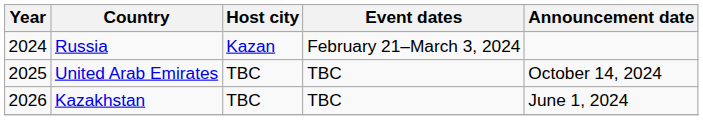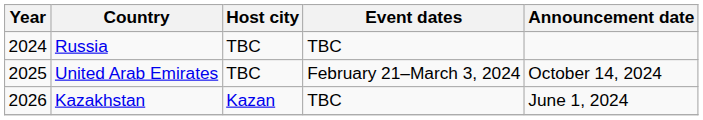(251, 45) Kazan -> (243, 45) TBC
(414, 45) February 21–March 3, 2024 -> (324, 45) TBC
(324, 73) TBC -> (414, 73) February 21–March 3, 2024
(243, 100) TBC -> (251, 100) Kazan
